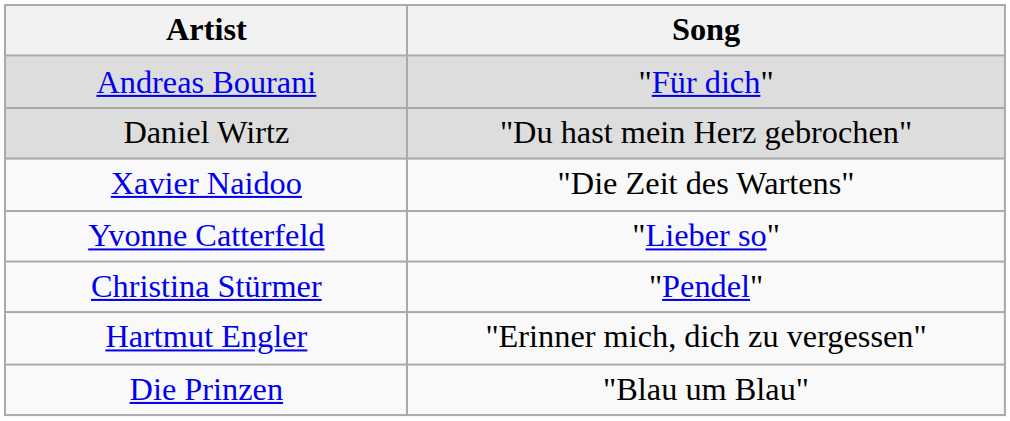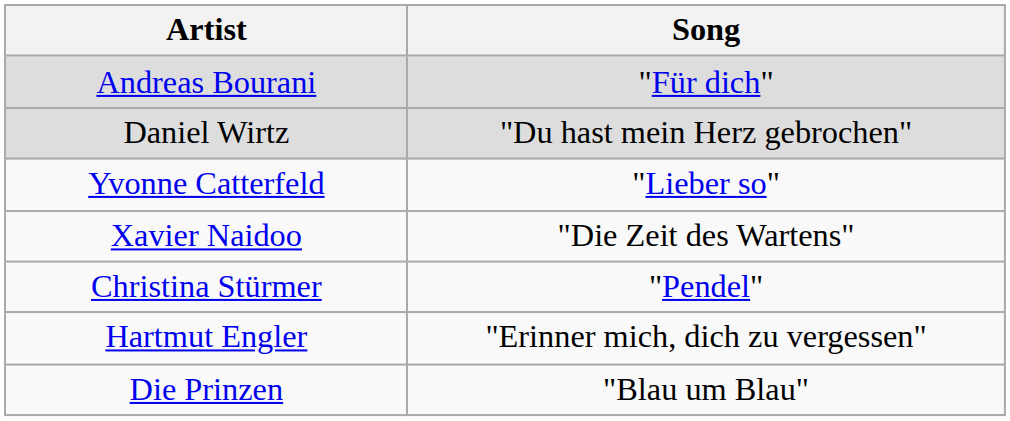rows swapped: (206, 183) <-> (206, 235)
